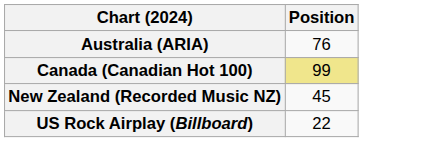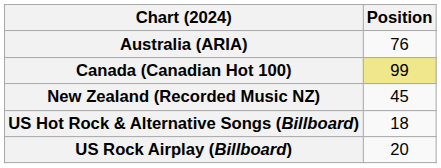+ row: (184, 123)
(322, 123) 22 -> (400, 149) 20
